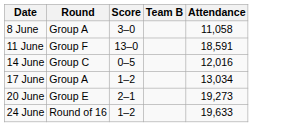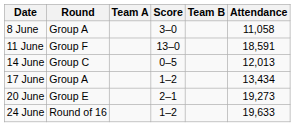+ column: (130, 12)
(217, 63) 12,016 -> (259, 63) 12,013
(217, 79) 13,034 -> (259, 79) 13,434
